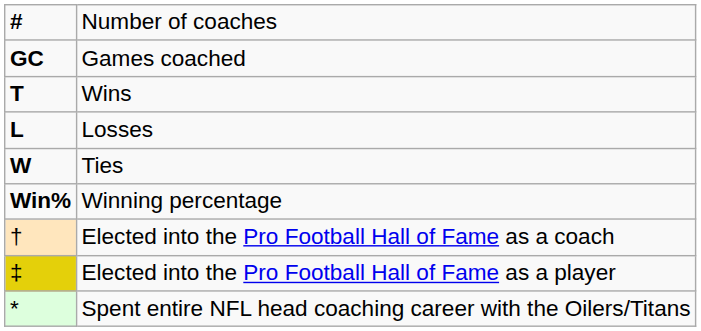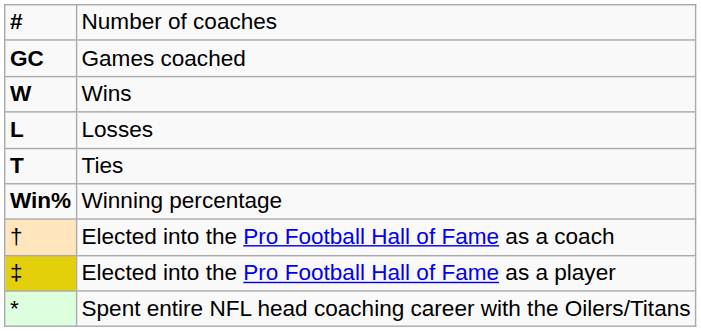(17, 93) T -> (21, 93) W
(21, 165) W -> (17, 165) T
